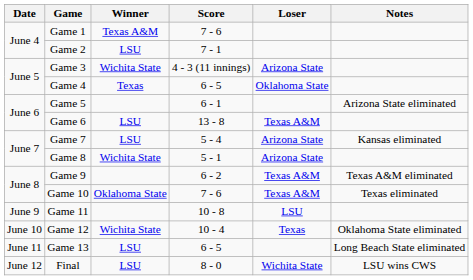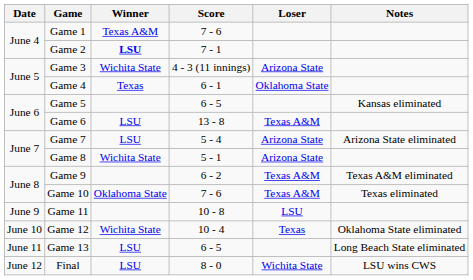(130, 49) normal -> (130, 49) bold
(211, 85) 6 - 5 -> (211, 85) 6 - 1
(211, 103) 6 - 1 -> (211, 103) 6 - 5
(399, 103) Arizona State eliminated -> (399, 103) Kansas eliminated
(399, 139) Kansas eliminated -> (399, 139) Arizona State eliminated
